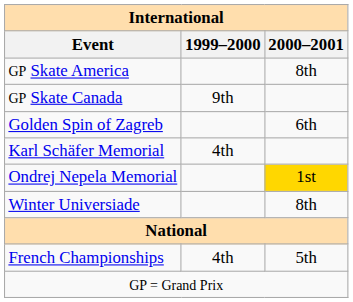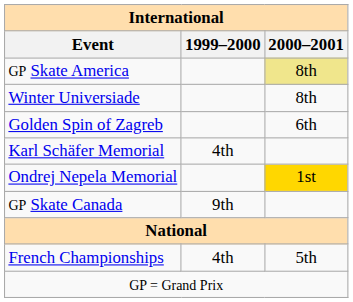(306, 71) no background -> (306, 71) khaki background
rows swapped: (65, 97) <-> (74, 204)
